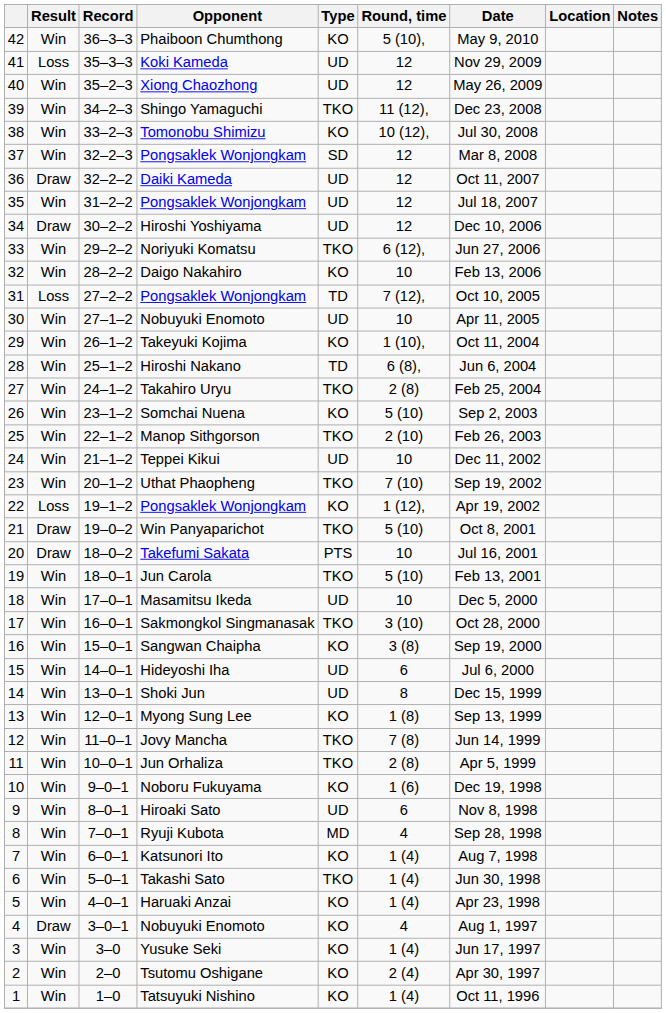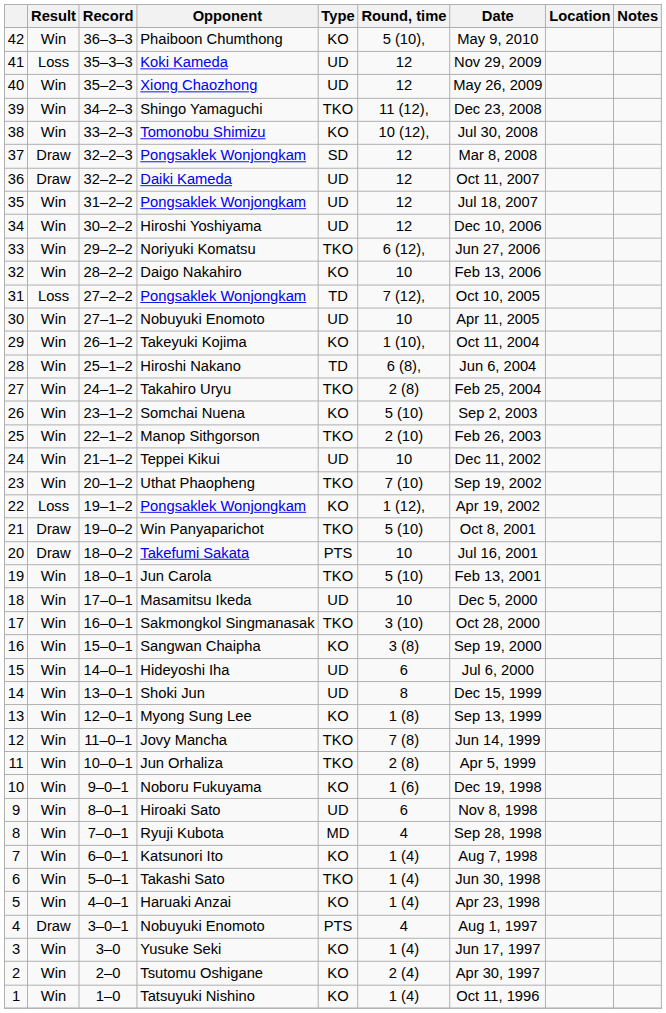(54, 156) Win -> (54, 156) Draw
(54, 226) Draw -> (54, 226) Win
(338, 926) KO -> (338, 926) PTS
